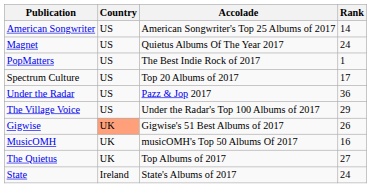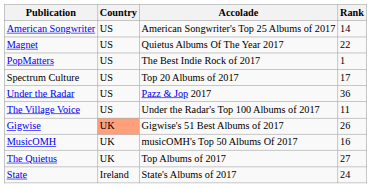(345, 45) 24 -> (345, 45) 22
(345, 110) 29 -> (345, 110) 11
